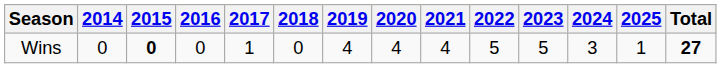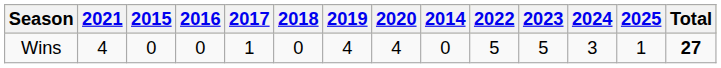columns swapped: (102, 18) <-> (445, 18)
(151, 47) bold -> (151, 47) normal
